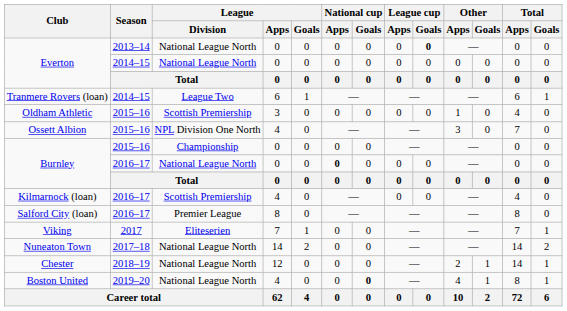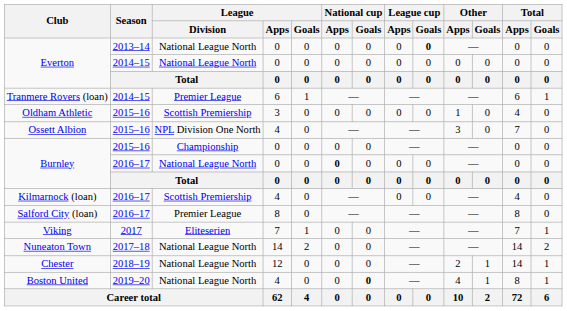(208, 96) League Two -> (208, 96) Premier League
